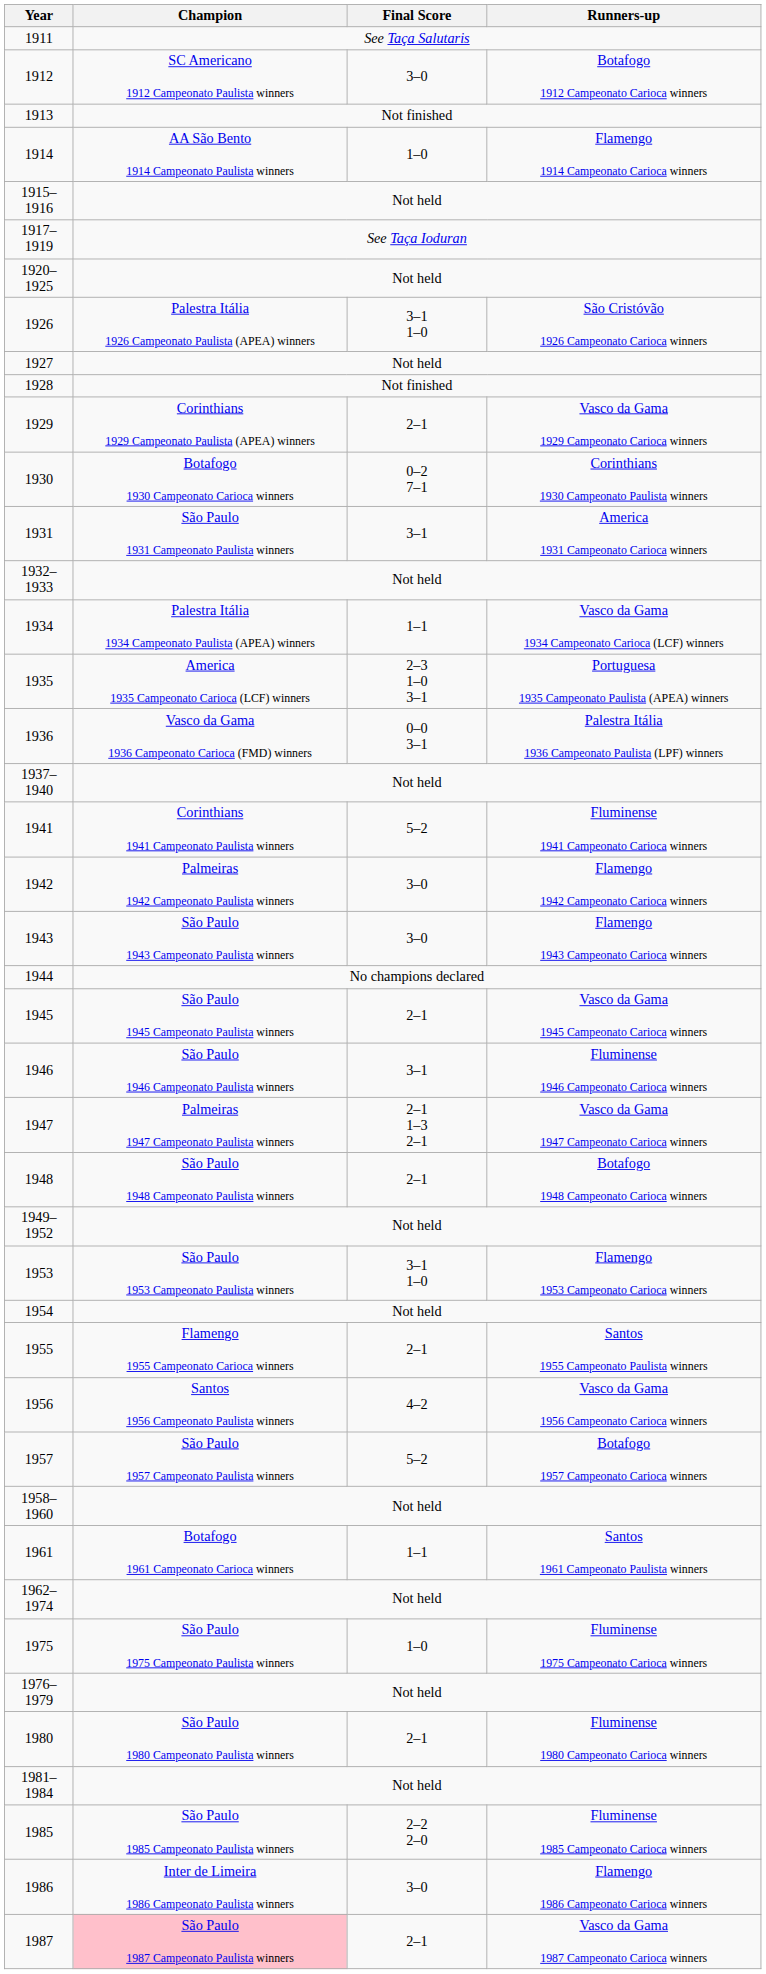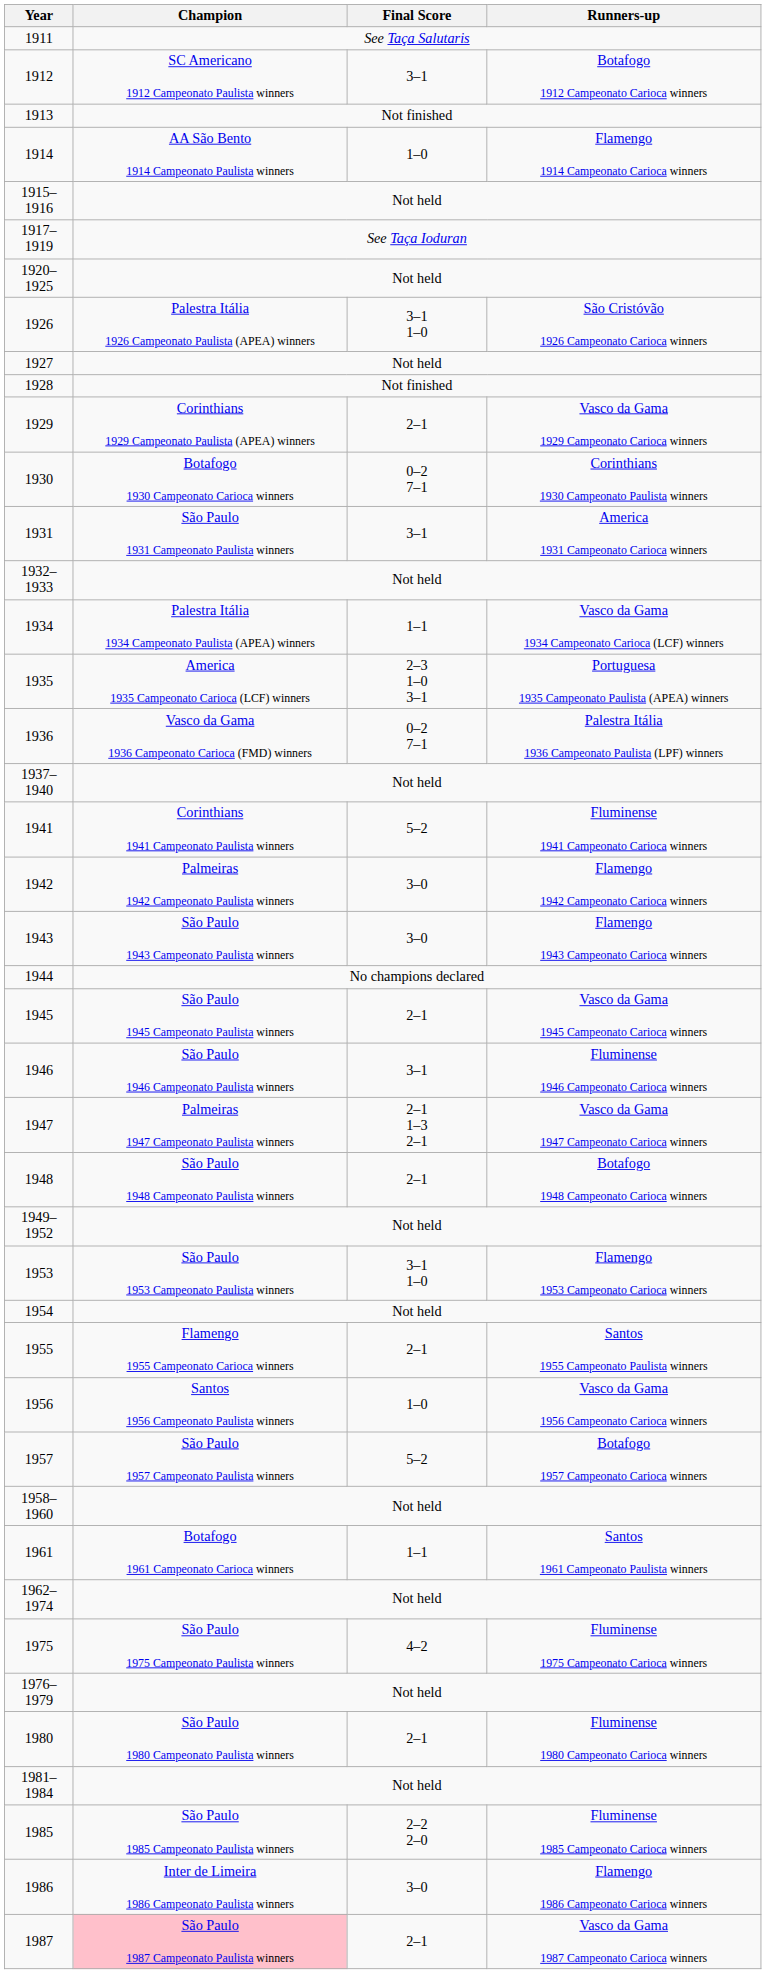(417, 76) 3–0 -> (417, 76) 3–1
(417, 736) 0–0 3–1 -> (417, 736) 0–2 7–1
(417, 1404) 4–2 -> (417, 1404) 1–0
(417, 1645) 1–0 -> (417, 1645) 4–2
